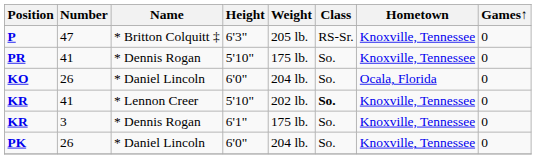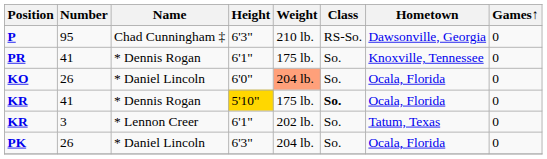+ row: (12, 36)
- row: (12, 36)
(240, 57) 5'10" -> (242, 57) 6'1"
(290, 79) no background -> (295, 79) lightsalmon background
(156, 100) * Lennon Creer -> (157, 100) * Dennis Rogan
(240, 100) no background -> (245, 100) gold background
(290, 100) 202 lb. -> (295, 100) 175 lb.
(417, 100) Knoxville, Tennessee -> (407, 100) Ocala, Florida
(157, 121) * Dennis Rogan -> (156, 121) * Lennon Creer
(290, 121) 175 lb. -> (295, 121) 202 lb.
(417, 121) Knoxville, Tennessee -> (404, 121) Tatum, Texas
(237, 143) 6'0" -> (242, 143) 6'3"
(417, 143) Knoxville, Tennessee -> (407, 143) Ocala, Florida
